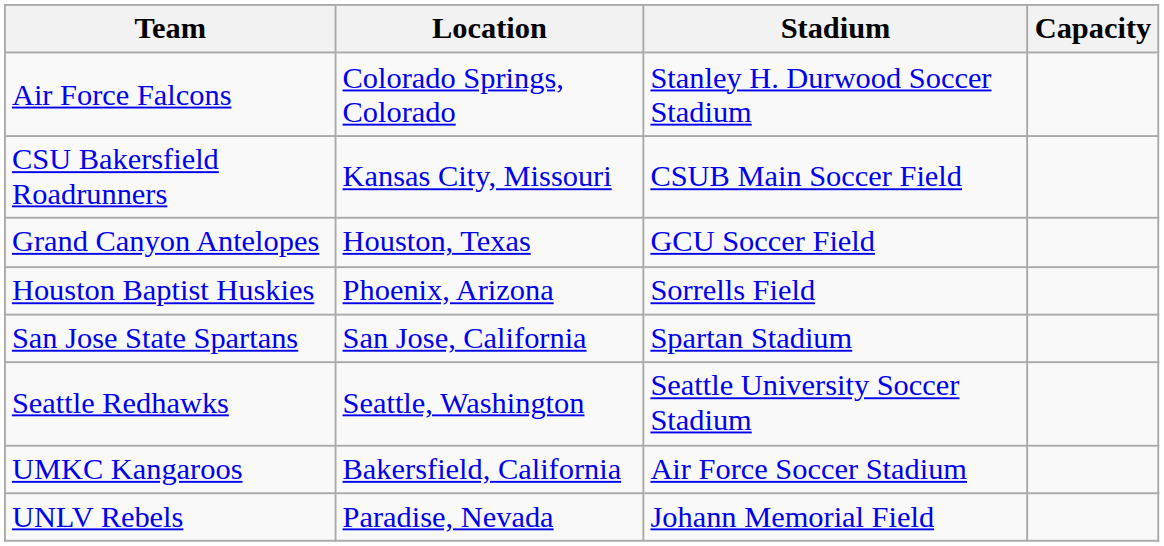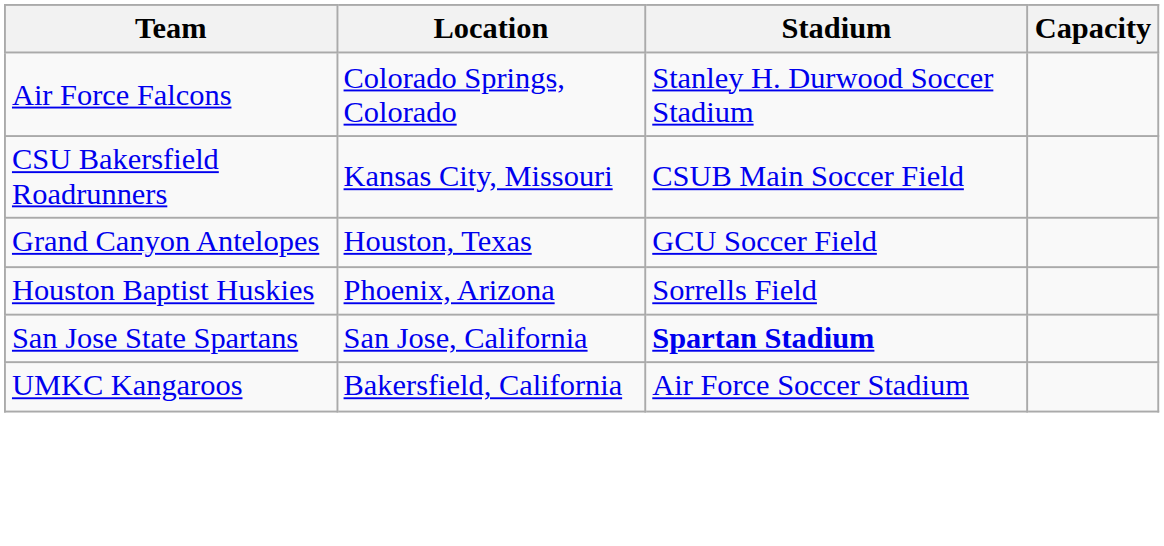(751, 338) normal -> (763, 338) bold
- row: (120, 403)
- row: (98, 516)
